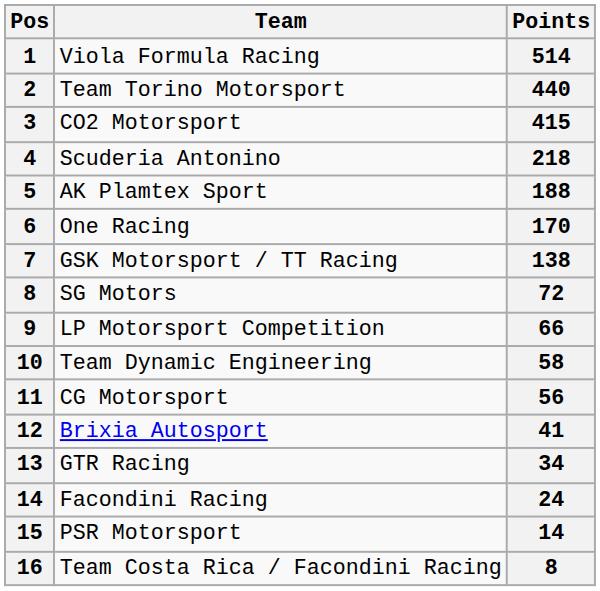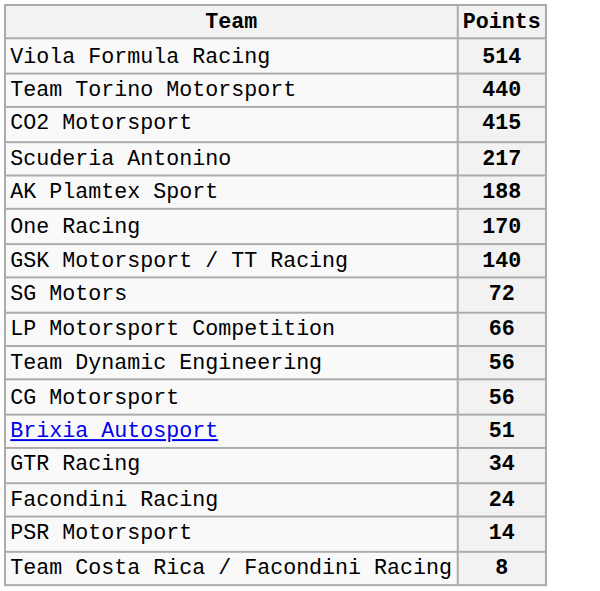- column: (30, 22)
(551, 159) 218 -> (502, 159) 217
(551, 261) 138 -> (502, 261) 140
(551, 363) 58 -> (502, 363) 56
(551, 431) 41 -> (502, 431) 51
